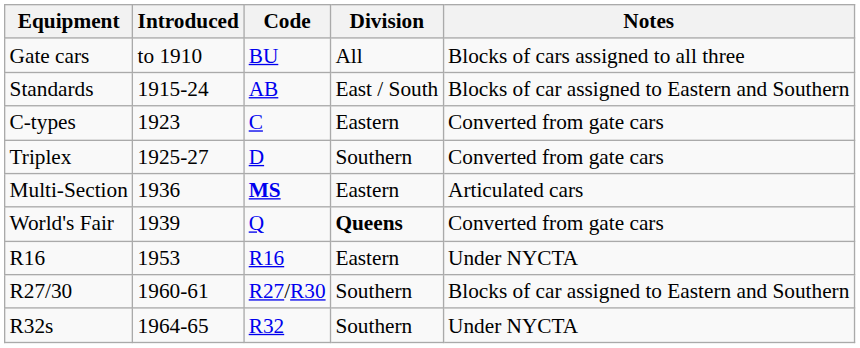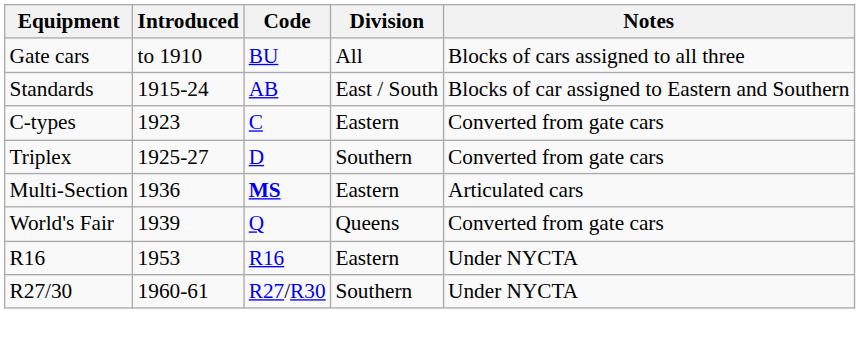(369, 223) bold -> (367, 223) normal
(649, 291) Blocks of car assigned to Eastern and Southern -> (513, 291) Under NYCTA
- row: (31, 325)
